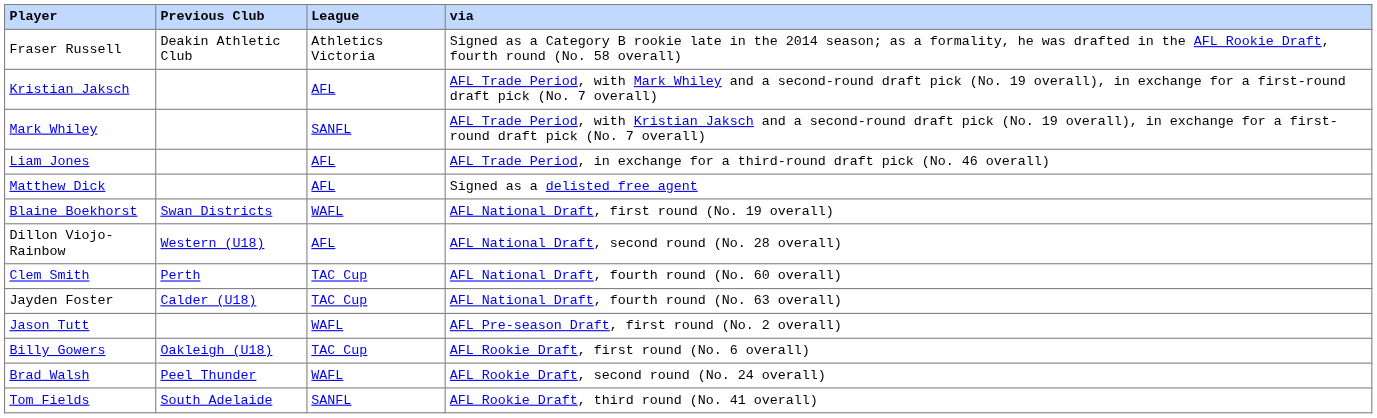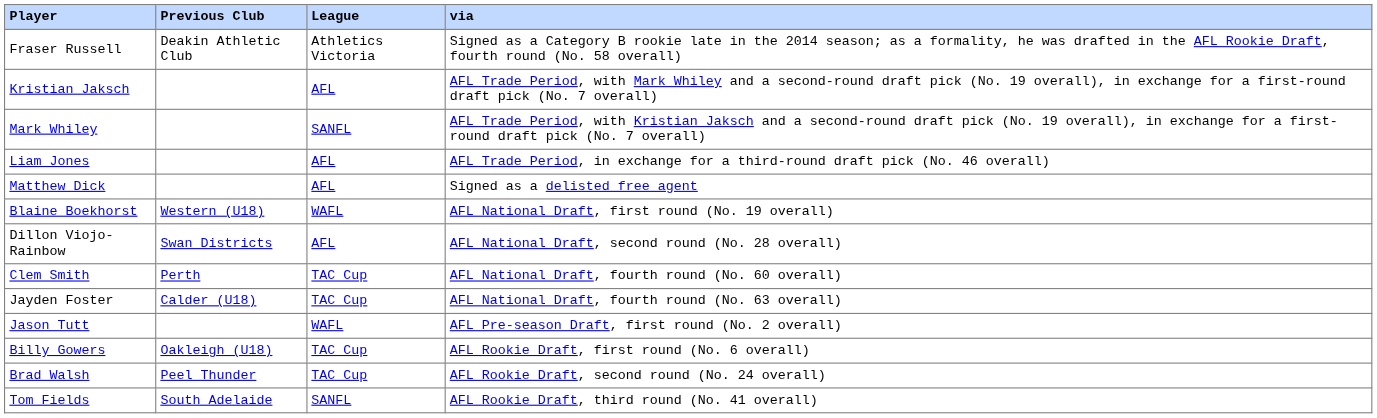(216, 211) Swan Districts -> (212, 211) Western (U18)
(212, 244) Western (U18) -> (216, 244) Swan Districts
(327, 376) WAFL -> (339, 376) TAC Cup
